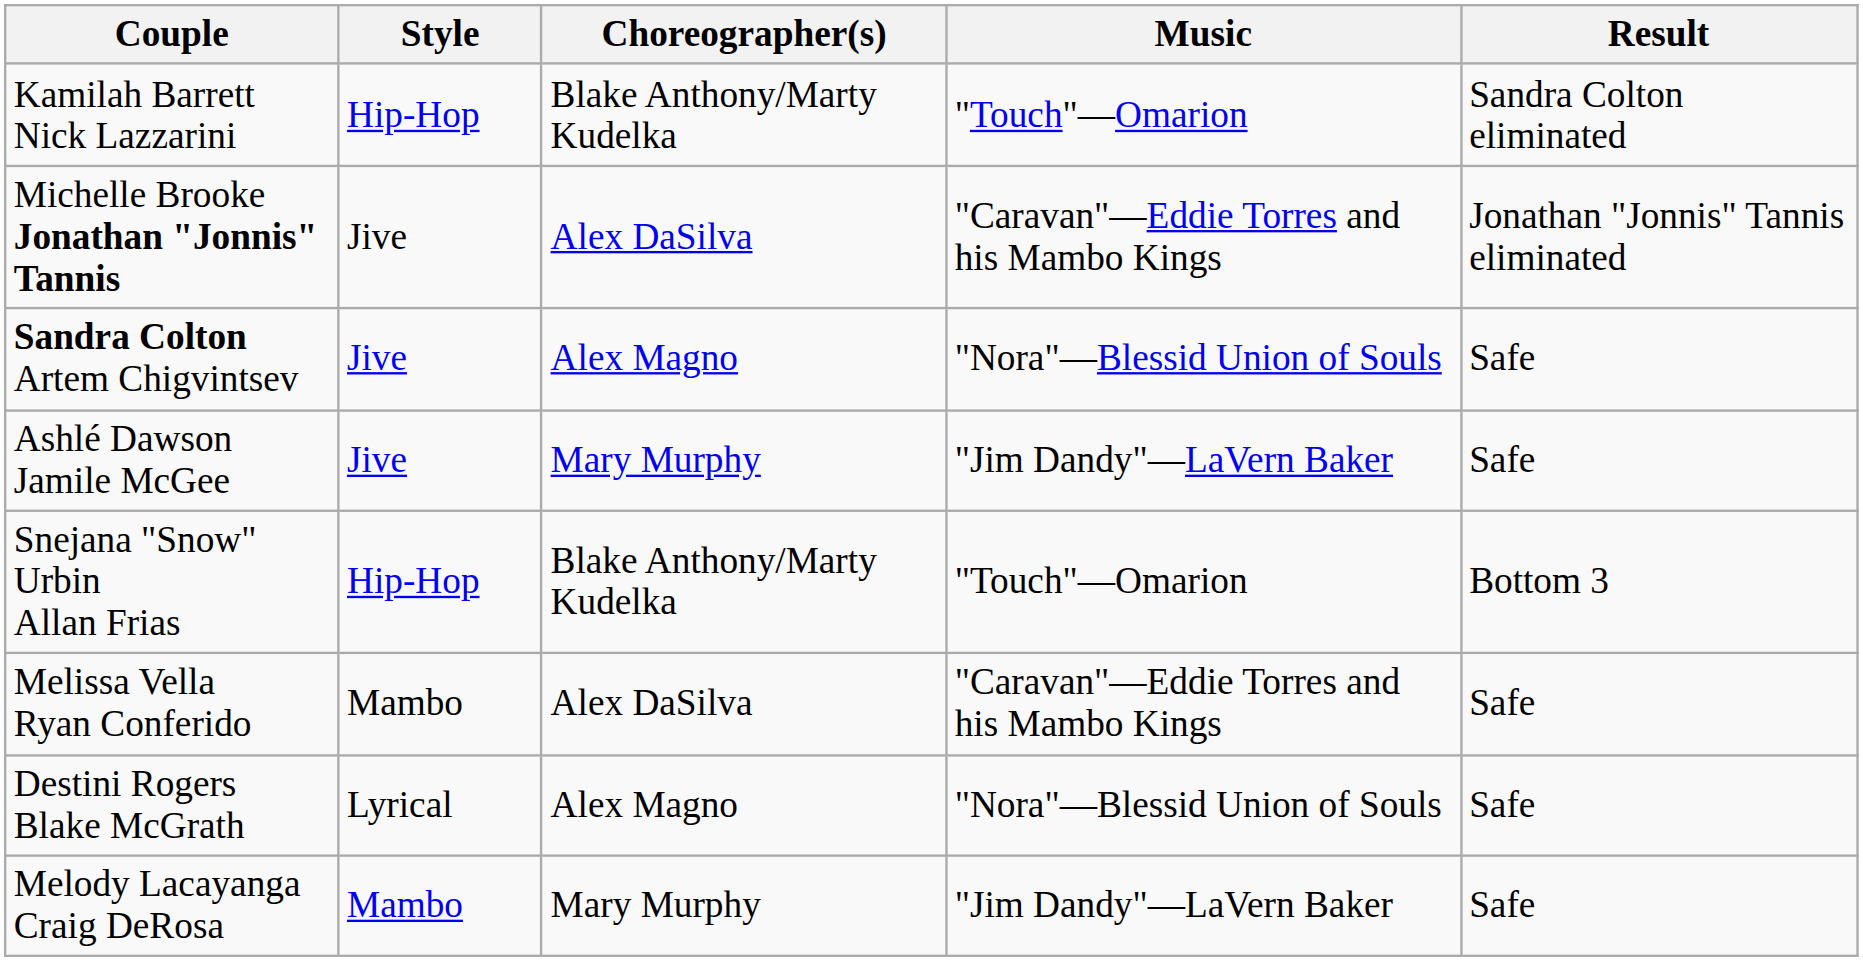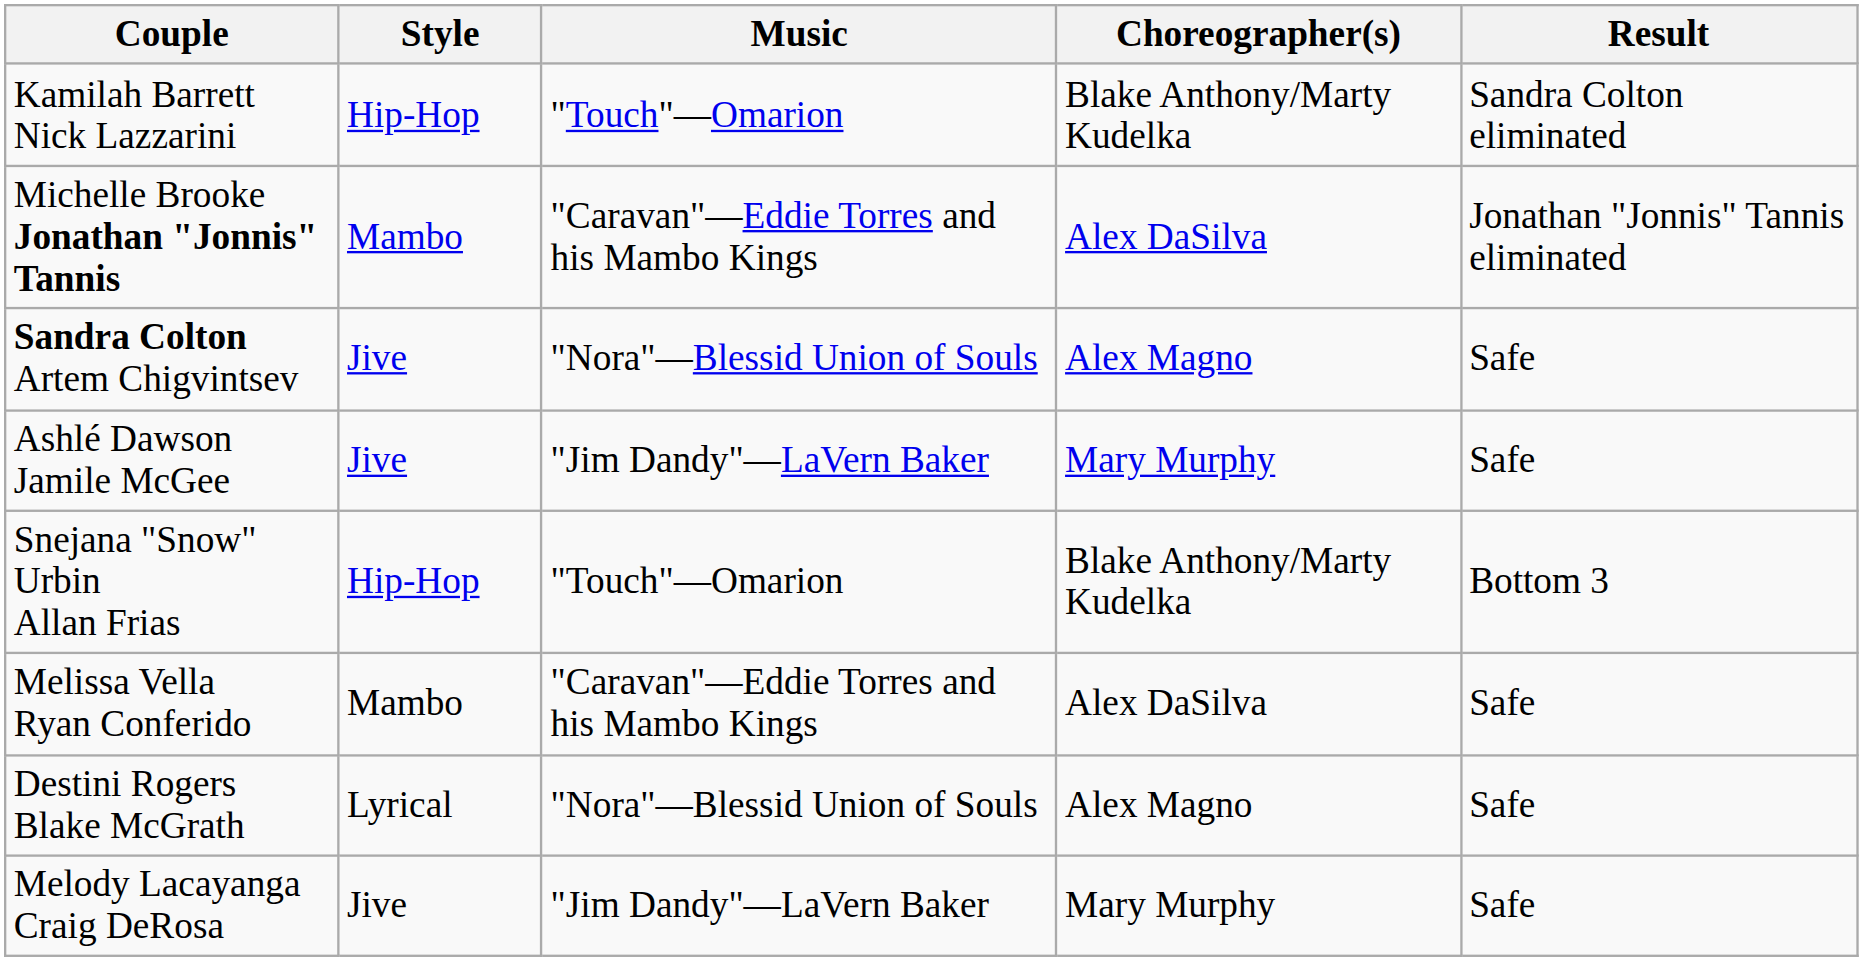columns swapped: (1203, 34) <-> (744, 34)
(377, 236) Jive -> (405, 236) Mambo
(405, 905) Mambo -> (377, 905) Jive
